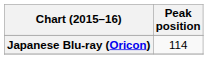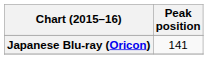(178, 44) 114 -> (178, 44) 141
